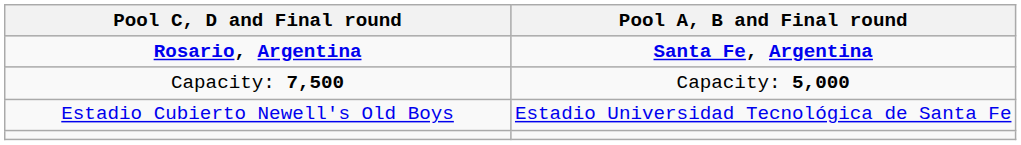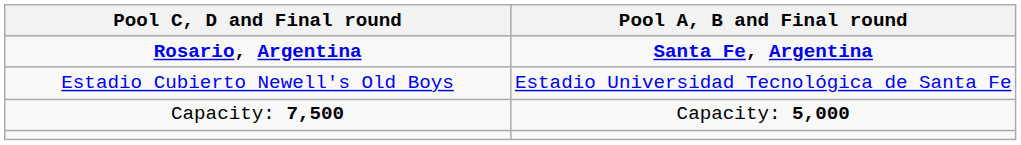rows swapped: (258, 114) <-> (258, 83)
